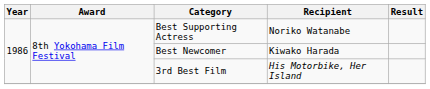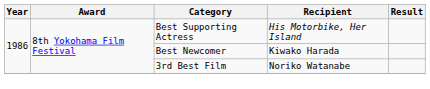(310, 31) Noriko Watanabe -> (318, 31) His Motorbike, Her Island
(318, 71) His Motorbike, Her Island -> (310, 66) Noriko Watanabe
